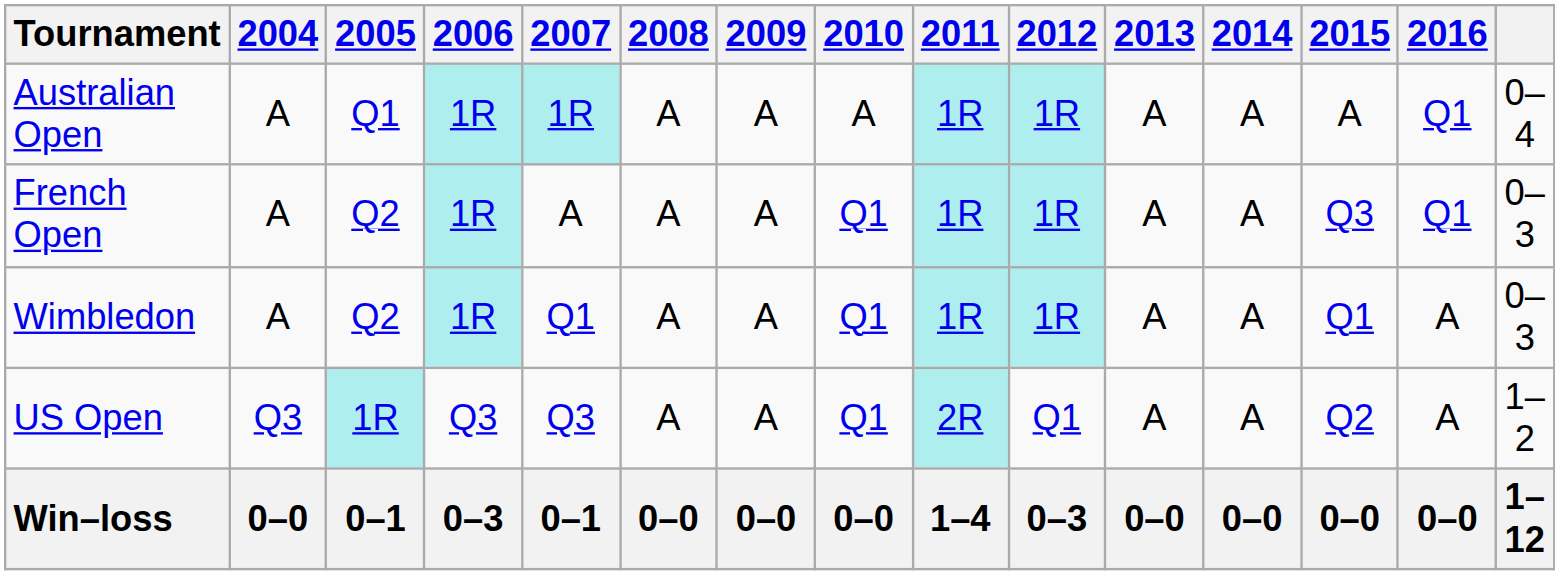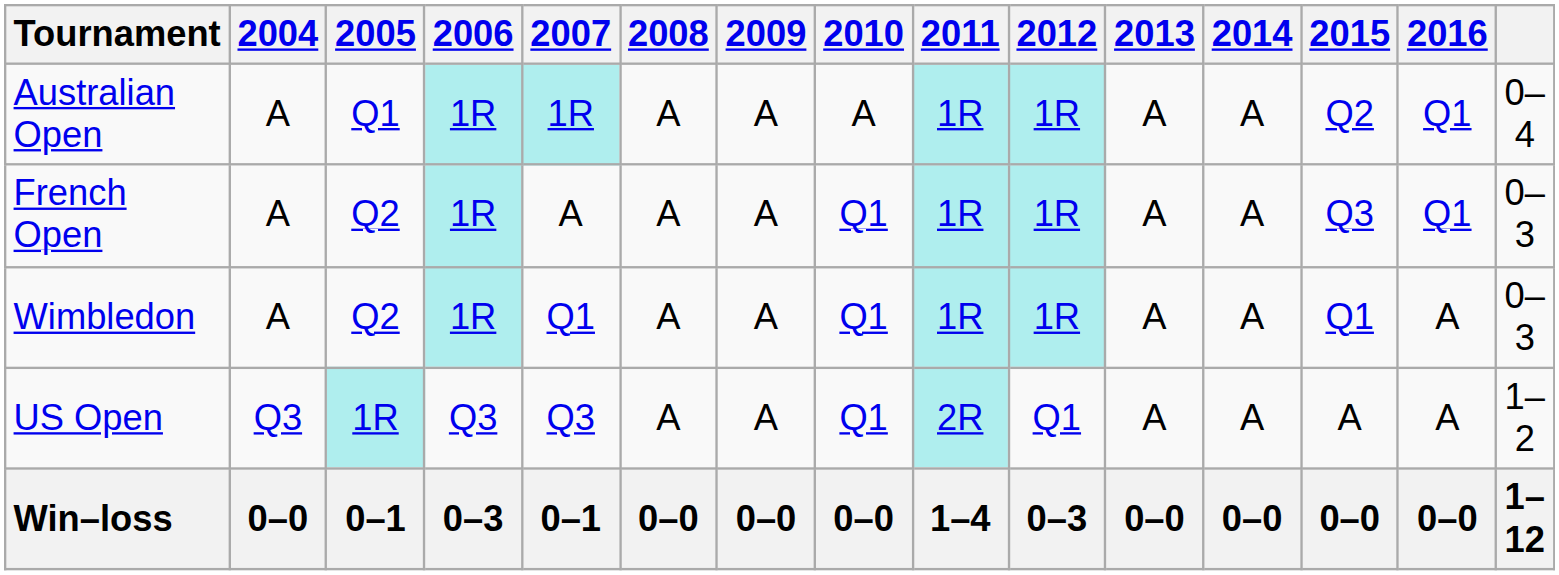(1350, 113) A -> (1350, 113) Q2
(1350, 416) Q2 -> (1350, 416) A
